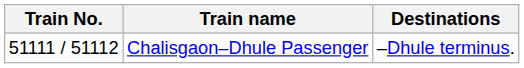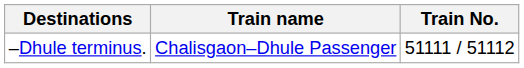columns swapped: (64, 18) <-> (446, 18)
